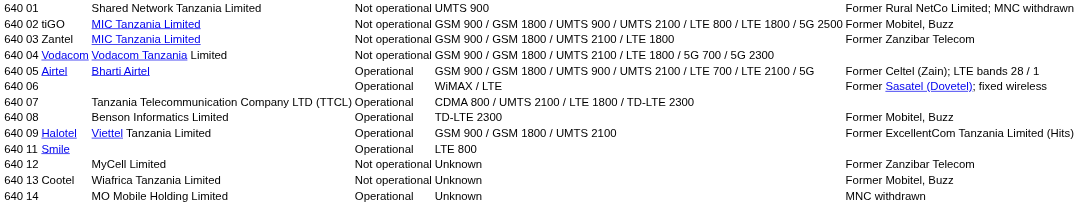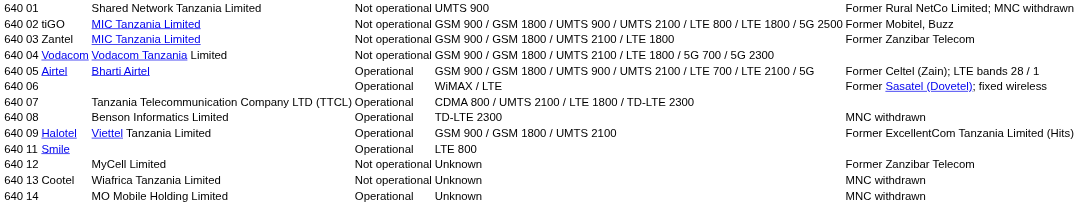(900, 118) Former Mobitel, Buzz -> (886, 118) MNC withdrawn
(900, 180) Former Mobitel, Buzz -> (886, 180) MNC withdrawn
